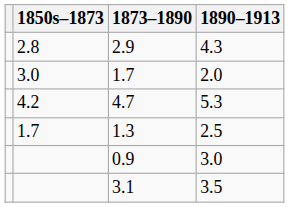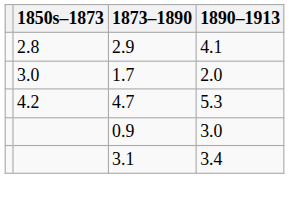(211, 46) 4.3 -> (211, 46) 4.1
- row: (123, 131)
(211, 187) 3.5 -> (211, 159) 3.4
